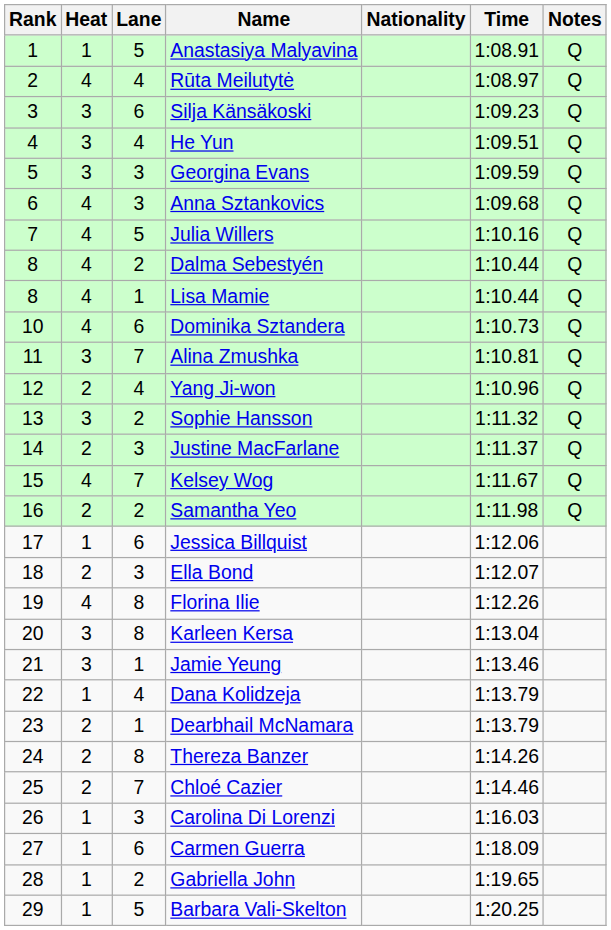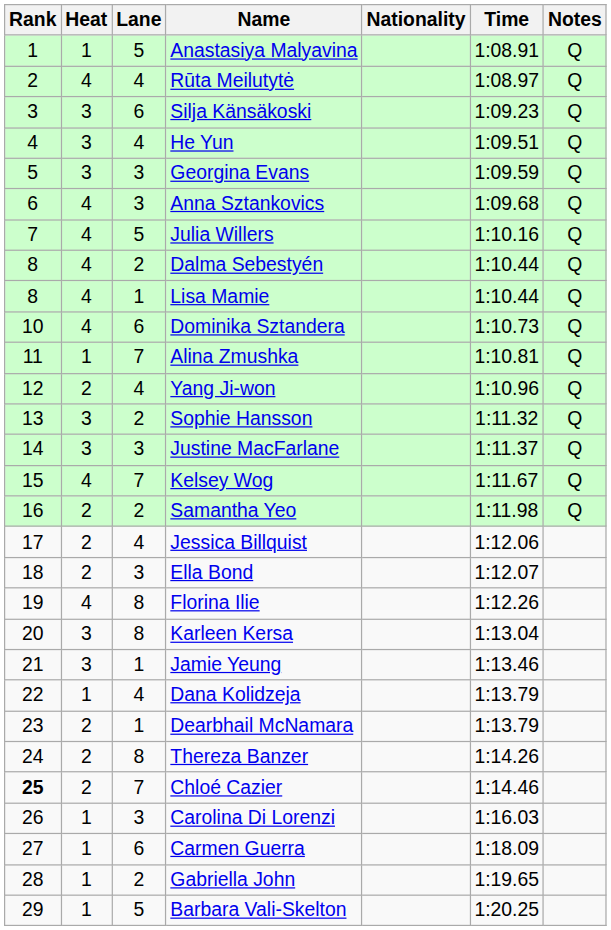(86, 357) 3 -> (86, 357) 1
(86, 449) 2 -> (86, 449) 3
(86, 541) 1 -> (86, 541) 2
(139, 541) 6 -> (139, 541) 4
(33, 787) normal -> (33, 787) bold
